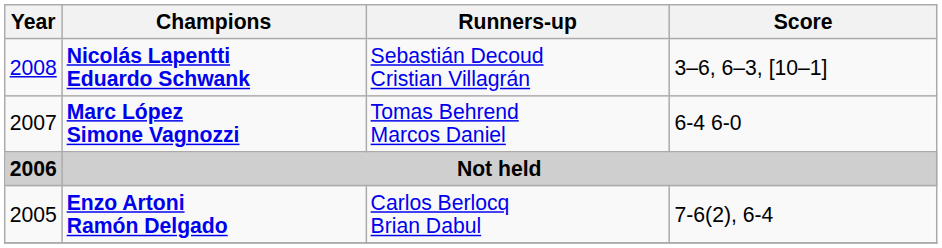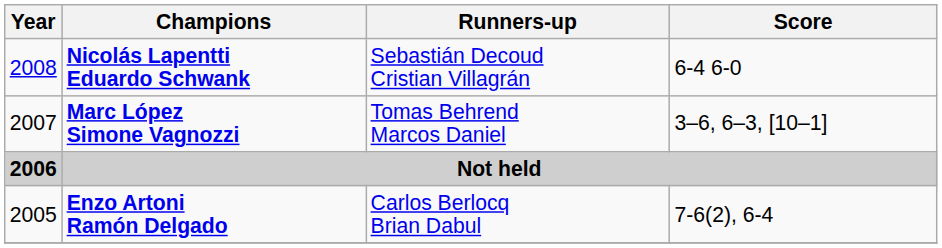(751, 67) 3–6, 6–3, [10–1] -> (708, 67) 6-4 6-0
(708, 124) 6-4 6-0 -> (751, 124) 3–6, 6–3, [10–1]
